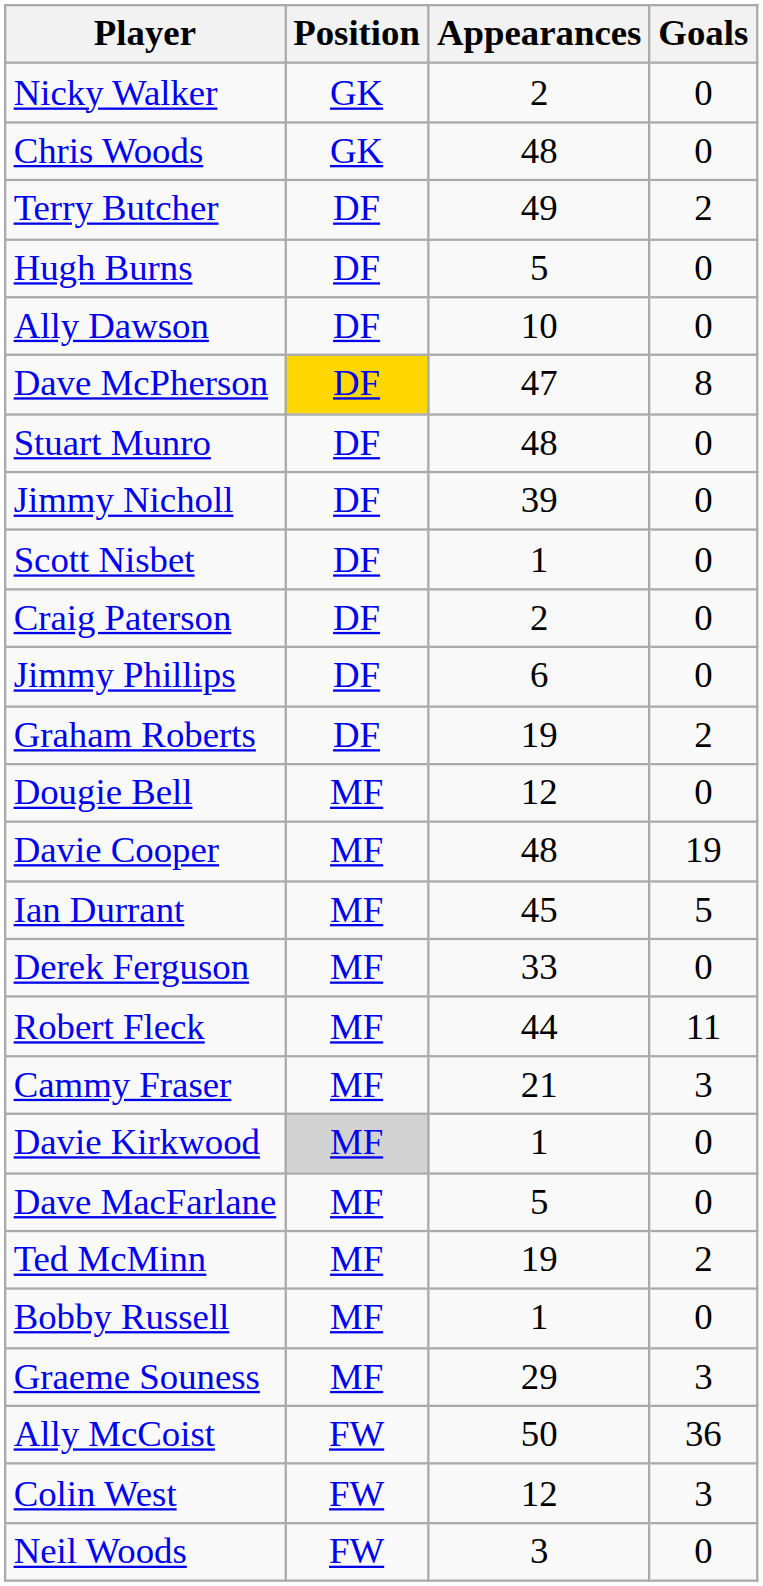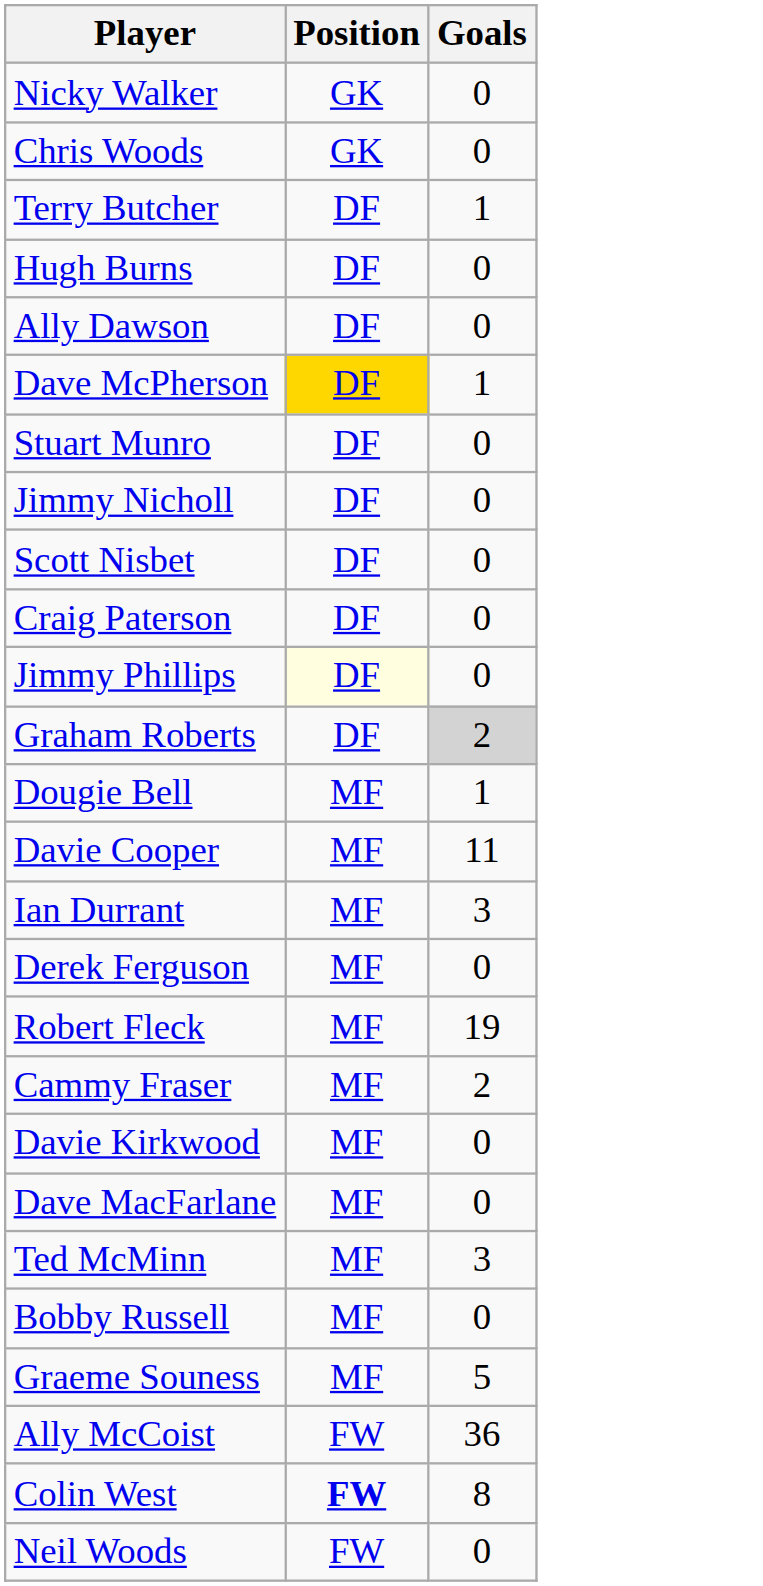- column: (539, 33)
(703, 208) 2 -> (482, 208) 1
(703, 383) 8 -> (482, 383) 1
(357, 675) no background -> (357, 675) lightyellow background
(703, 734) no background -> (482, 734) lightgrey background
(703, 792) 0 -> (482, 792) 1
(703, 850) 19 -> (482, 850) 11
(703, 909) 5 -> (482, 909) 3
(703, 1025) 11 -> (482, 1025) 19
(703, 1084) 3 -> (482, 1084) 2
(357, 1142) lightgrey background -> (357, 1142) no background
(703, 1259) 2 -> (482, 1259) 3
(703, 1376) 3 -> (482, 1376) 5
(357, 1492) normal -> (357, 1492) bold
(703, 1492) 3 -> (482, 1492) 8
